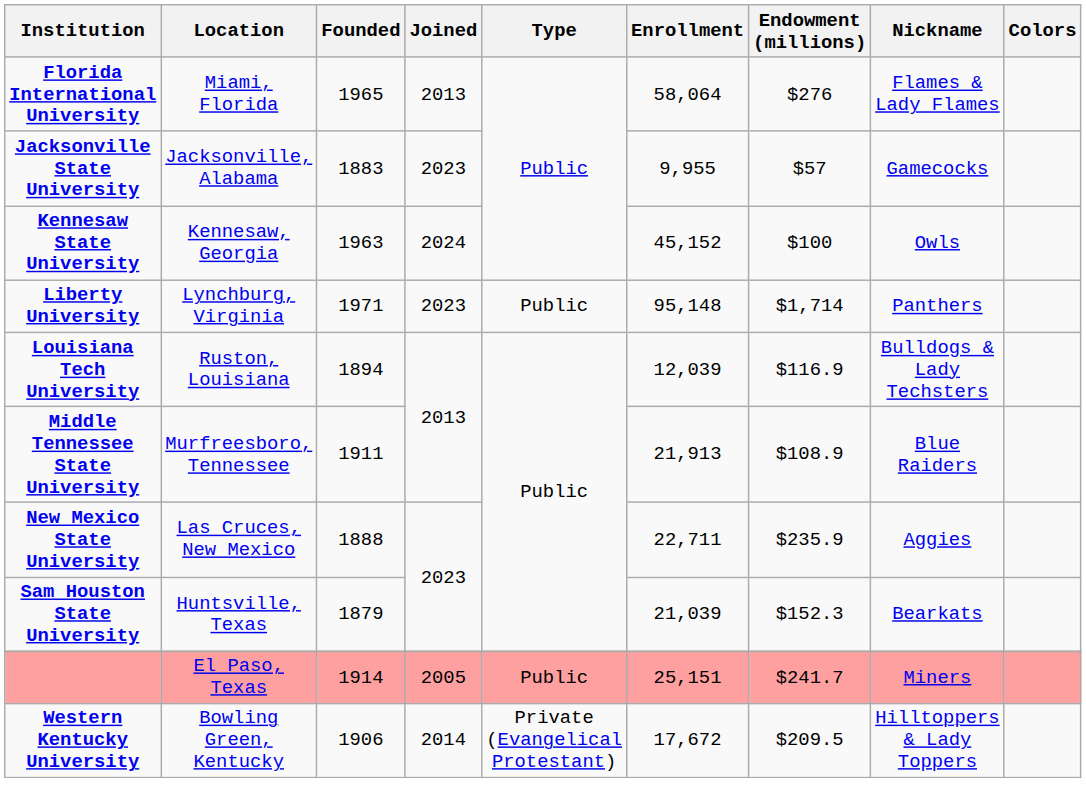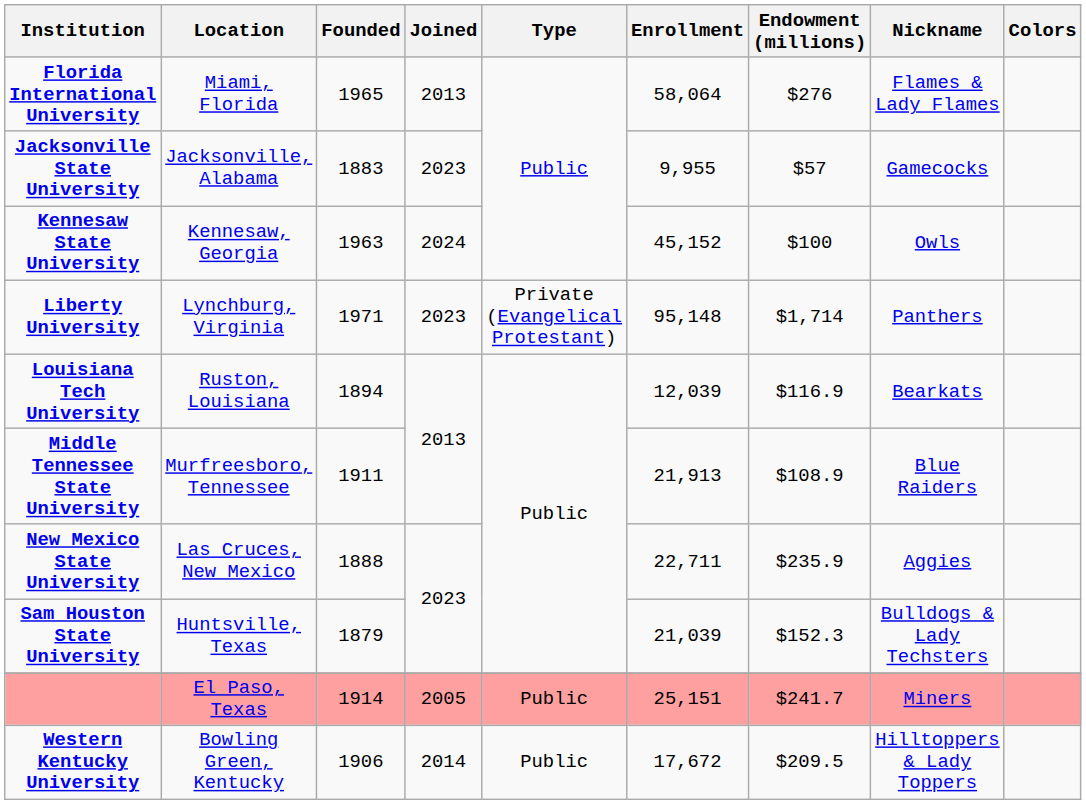(554, 306) Public -> (554, 317) Private (Evangelical Protestant)
(937, 369) Bulldogs & Lady Techsters -> (937, 391) Bearkats
(937, 614) Bearkats -> (937, 636) Bulldogs & Lady Techsters
(554, 741) Private (Evangelical Protestant) -> (554, 762) Public
